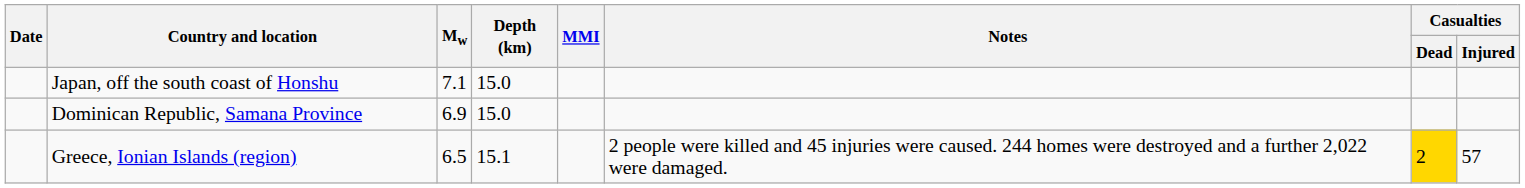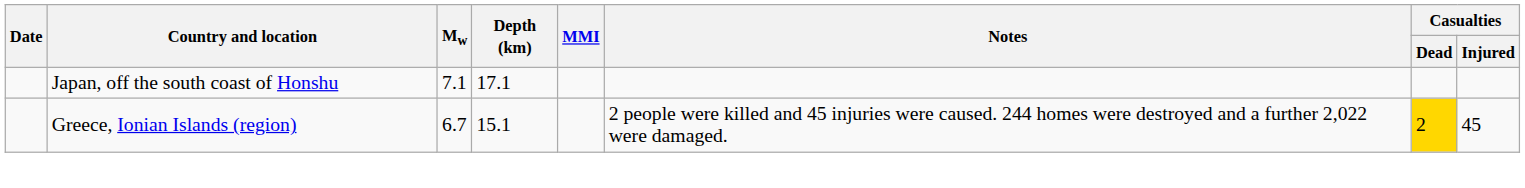(494, 82) 15.0 -> (494, 82) 17.1
- row: (207, 113)
(454, 156) 6.5 -> (454, 124) 6.7
(1471, 156) 57 -> (1471, 124) 45
